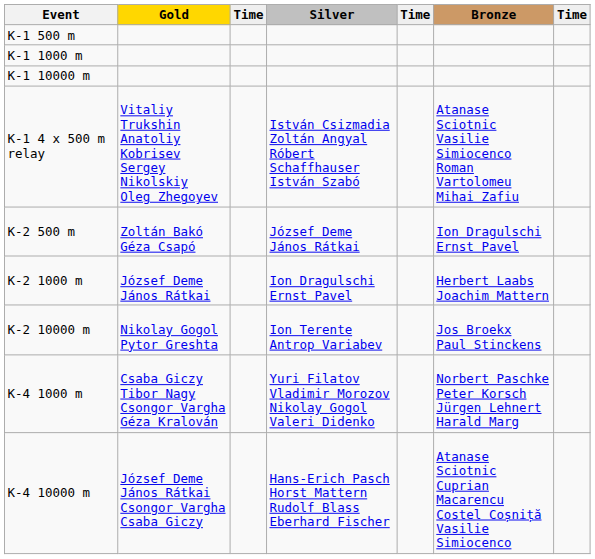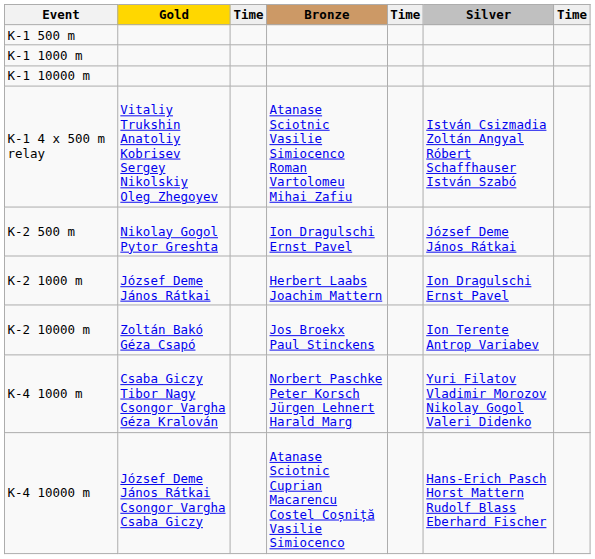columns swapped: (332, 15) <-> (494, 15)
(162, 239) Zoltán Bakó Géza Csapó -> (169, 239) Nikolay Gogol Pytor Greshta
(169, 337) Nikolay Gogol Pytor Greshta -> (162, 337) Zoltán Bakó Géza Csapó
